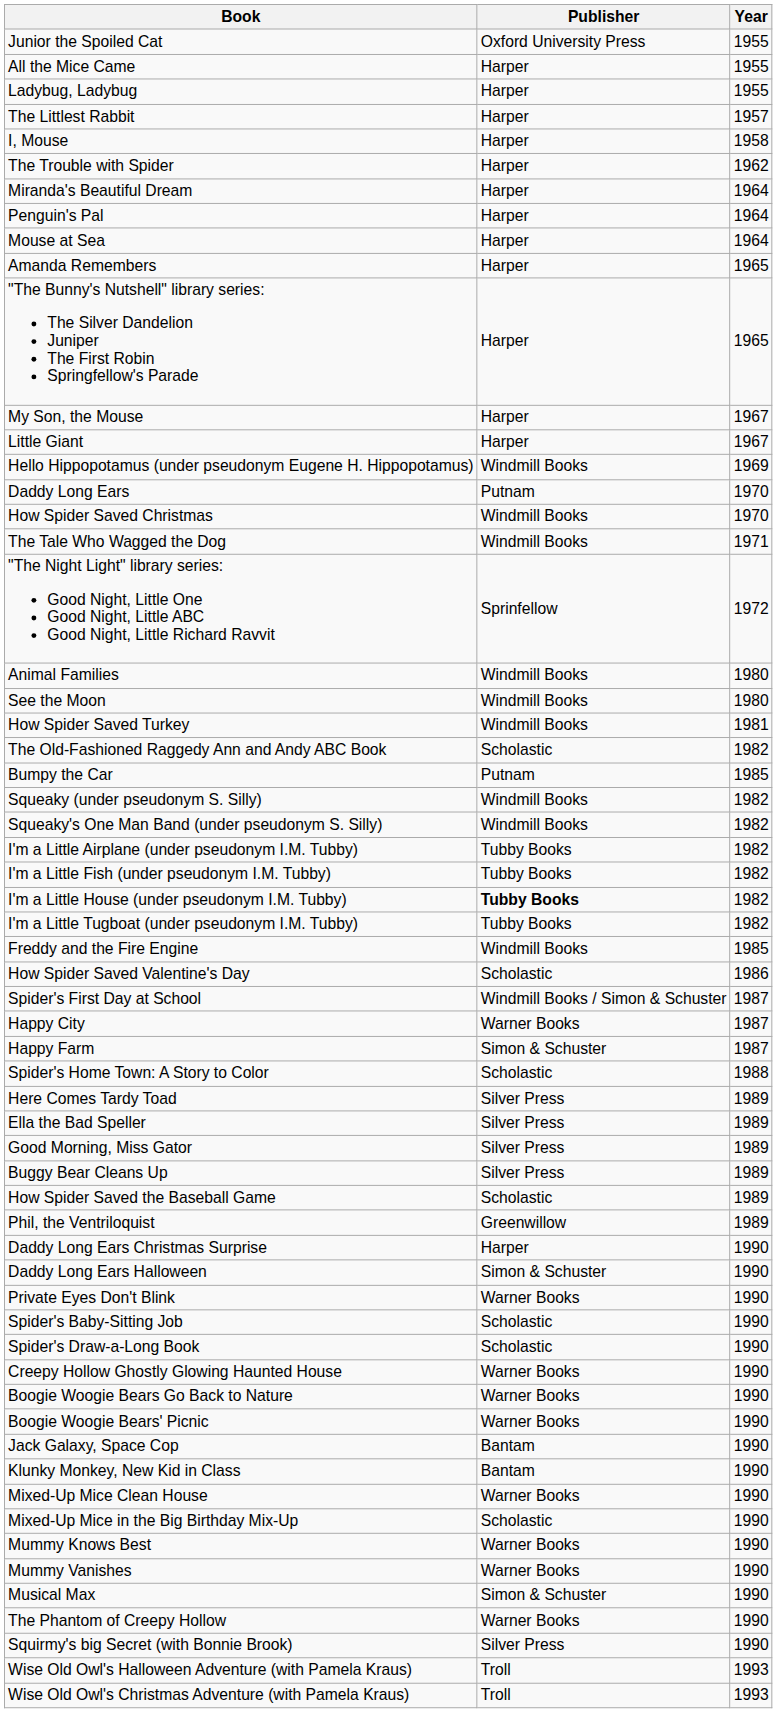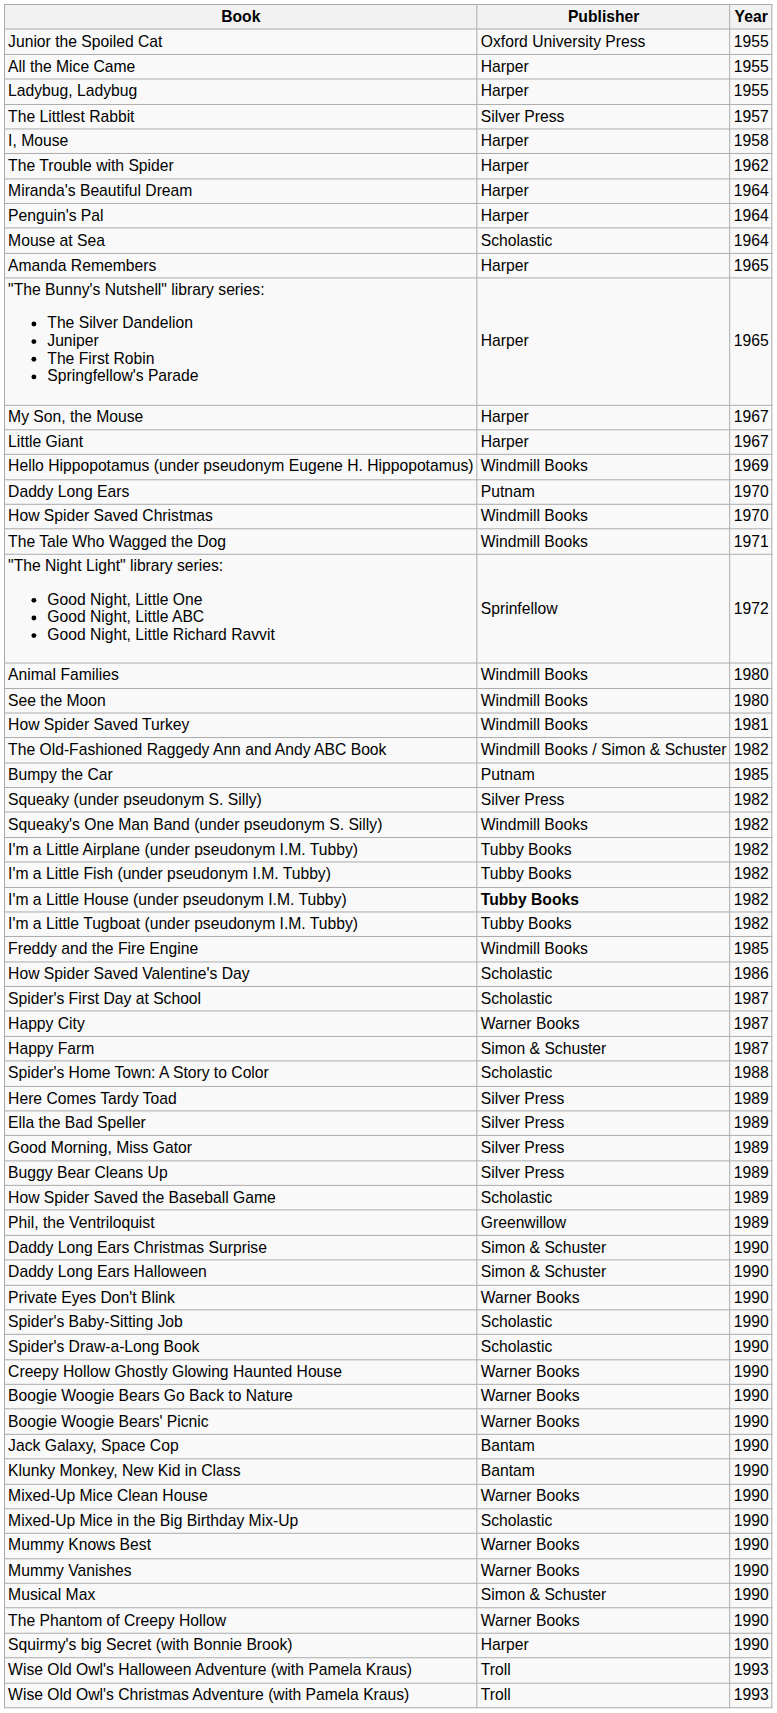(505, 116) Harper -> (523, 116) Silver Press
(505, 240) Harper -> (517, 240) Scholastic
(517, 750) Scholastic -> (604, 750) Windmill Books / Simon & Schuster
(534, 799) Windmill Books -> (523, 799) Silver Press
(604, 998) Windmill Books / Simon & Schuster -> (517, 998) Scholastic
(505, 1247) Harper -> (544, 1247) Simon & Schuster
(523, 1645) Silver Press -> (505, 1645) Harper
